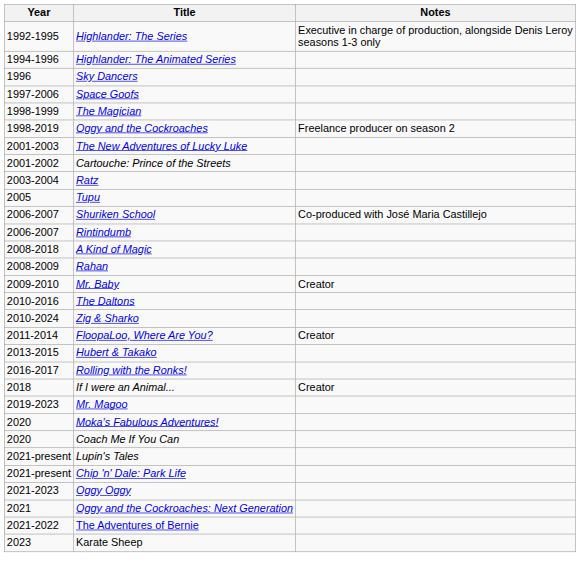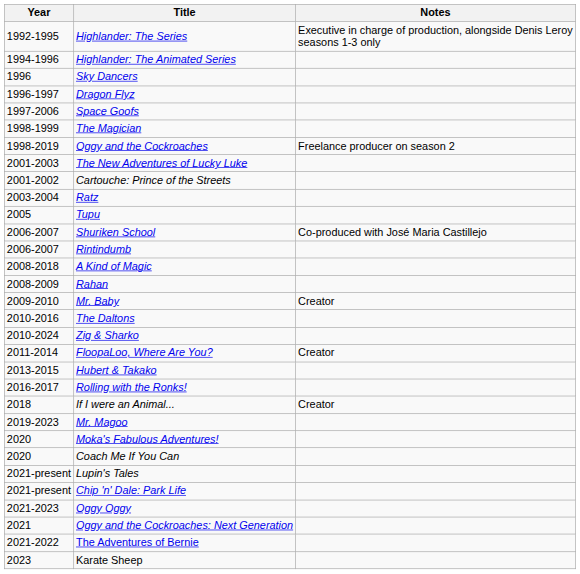+ row: (105, 94)
